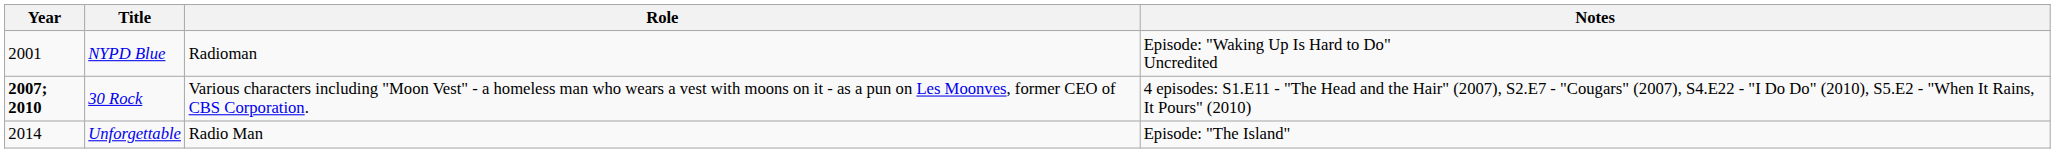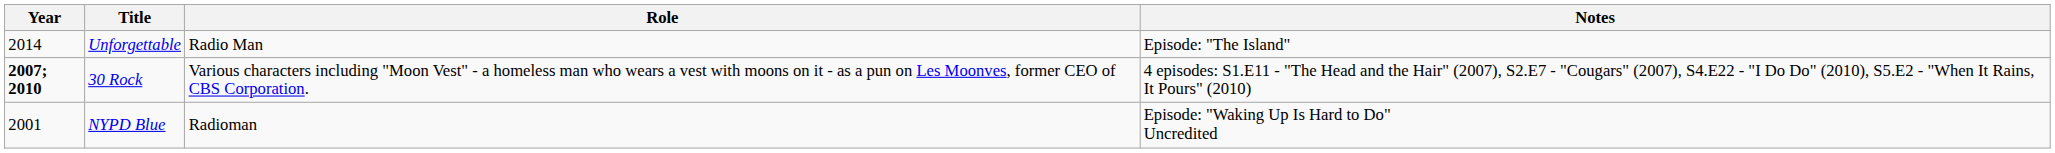rows swapped: (127, 53) <-> (135, 134)
